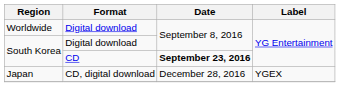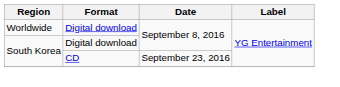(205, 58) bold -> (186, 58) normal
- row: (20, 74)
